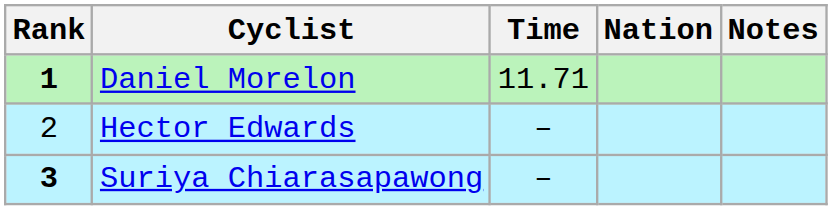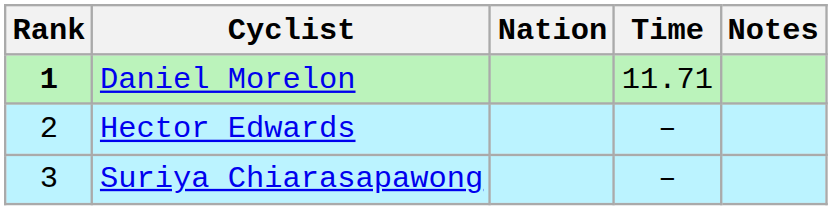columns swapped: (658, 30) <-> (543, 30)
(49, 179) bold -> (49, 179) normal
